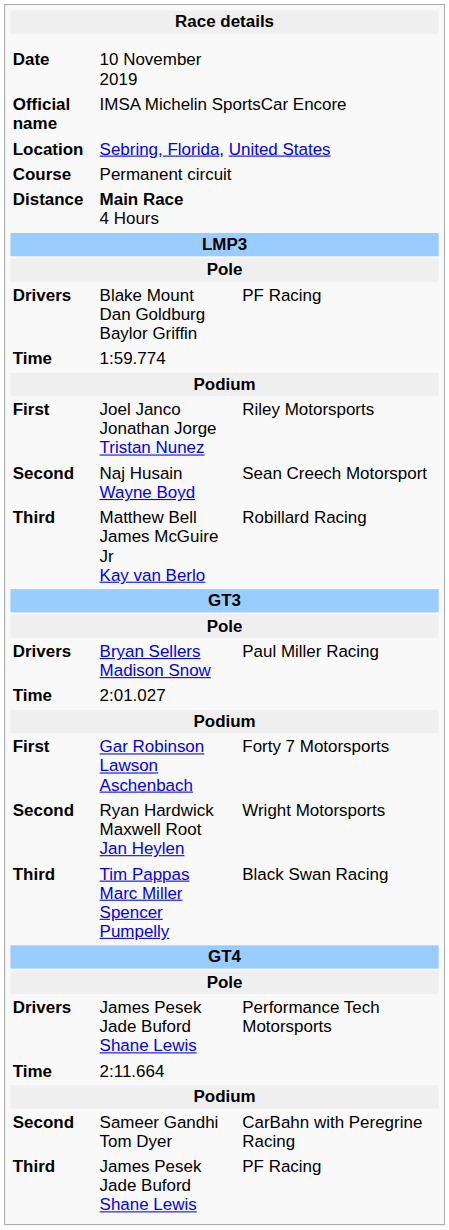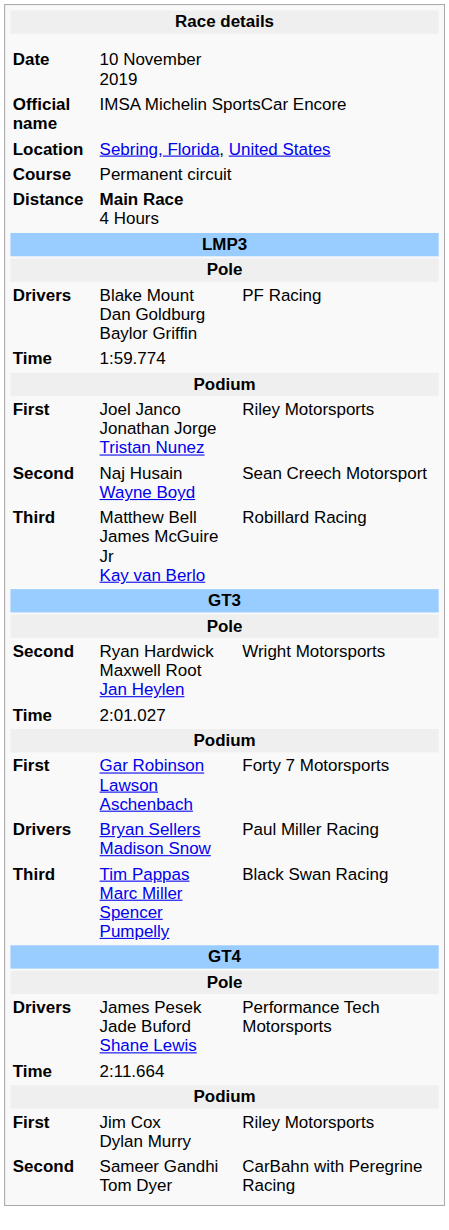rows swapped: (42, 651) <-> (43, 810)
+ row: (31, 1122)
- row: (34, 1166)
